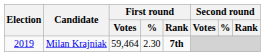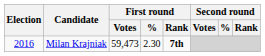(24, 43) 2019 -> (24, 43) 2016
(125, 43) 59,464 -> (125, 43) 59,473
